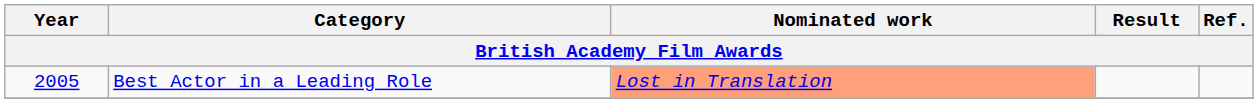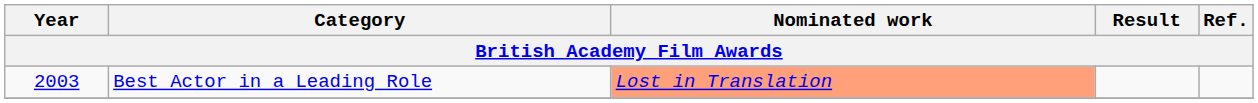(57, 82) 2005 -> (57, 82) 2003
